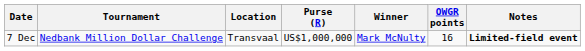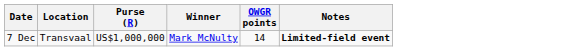- column: (131, 18)
(447, 39) 16 -> (260, 39) 14
